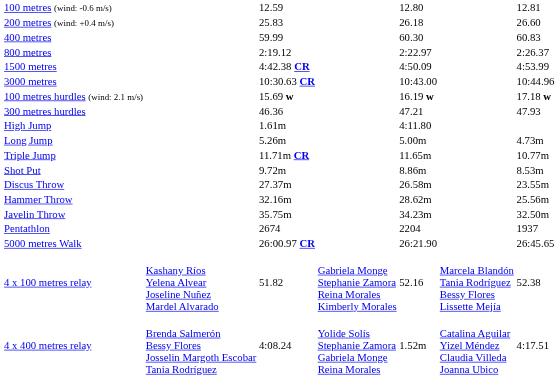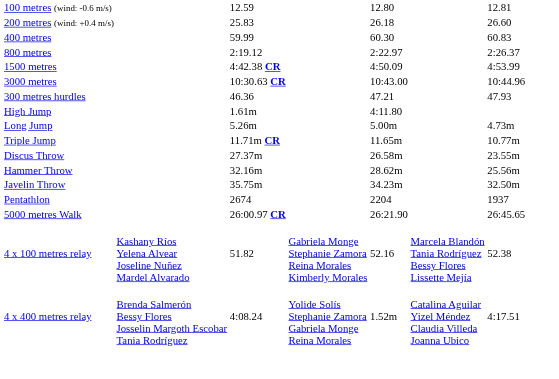- row: (74, 96)
- row: (22, 170)
